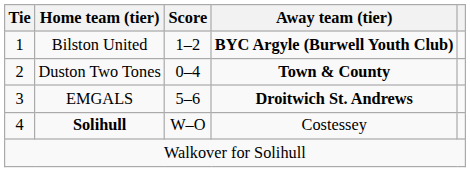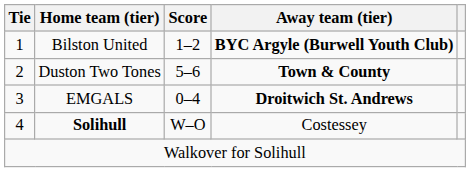(188, 71) 0–4 -> (188, 71) 5–6
(188, 98) 5–6 -> (188, 98) 0–4
